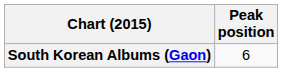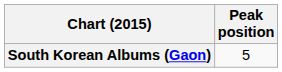(246, 55) 6 -> (246, 55) 5
